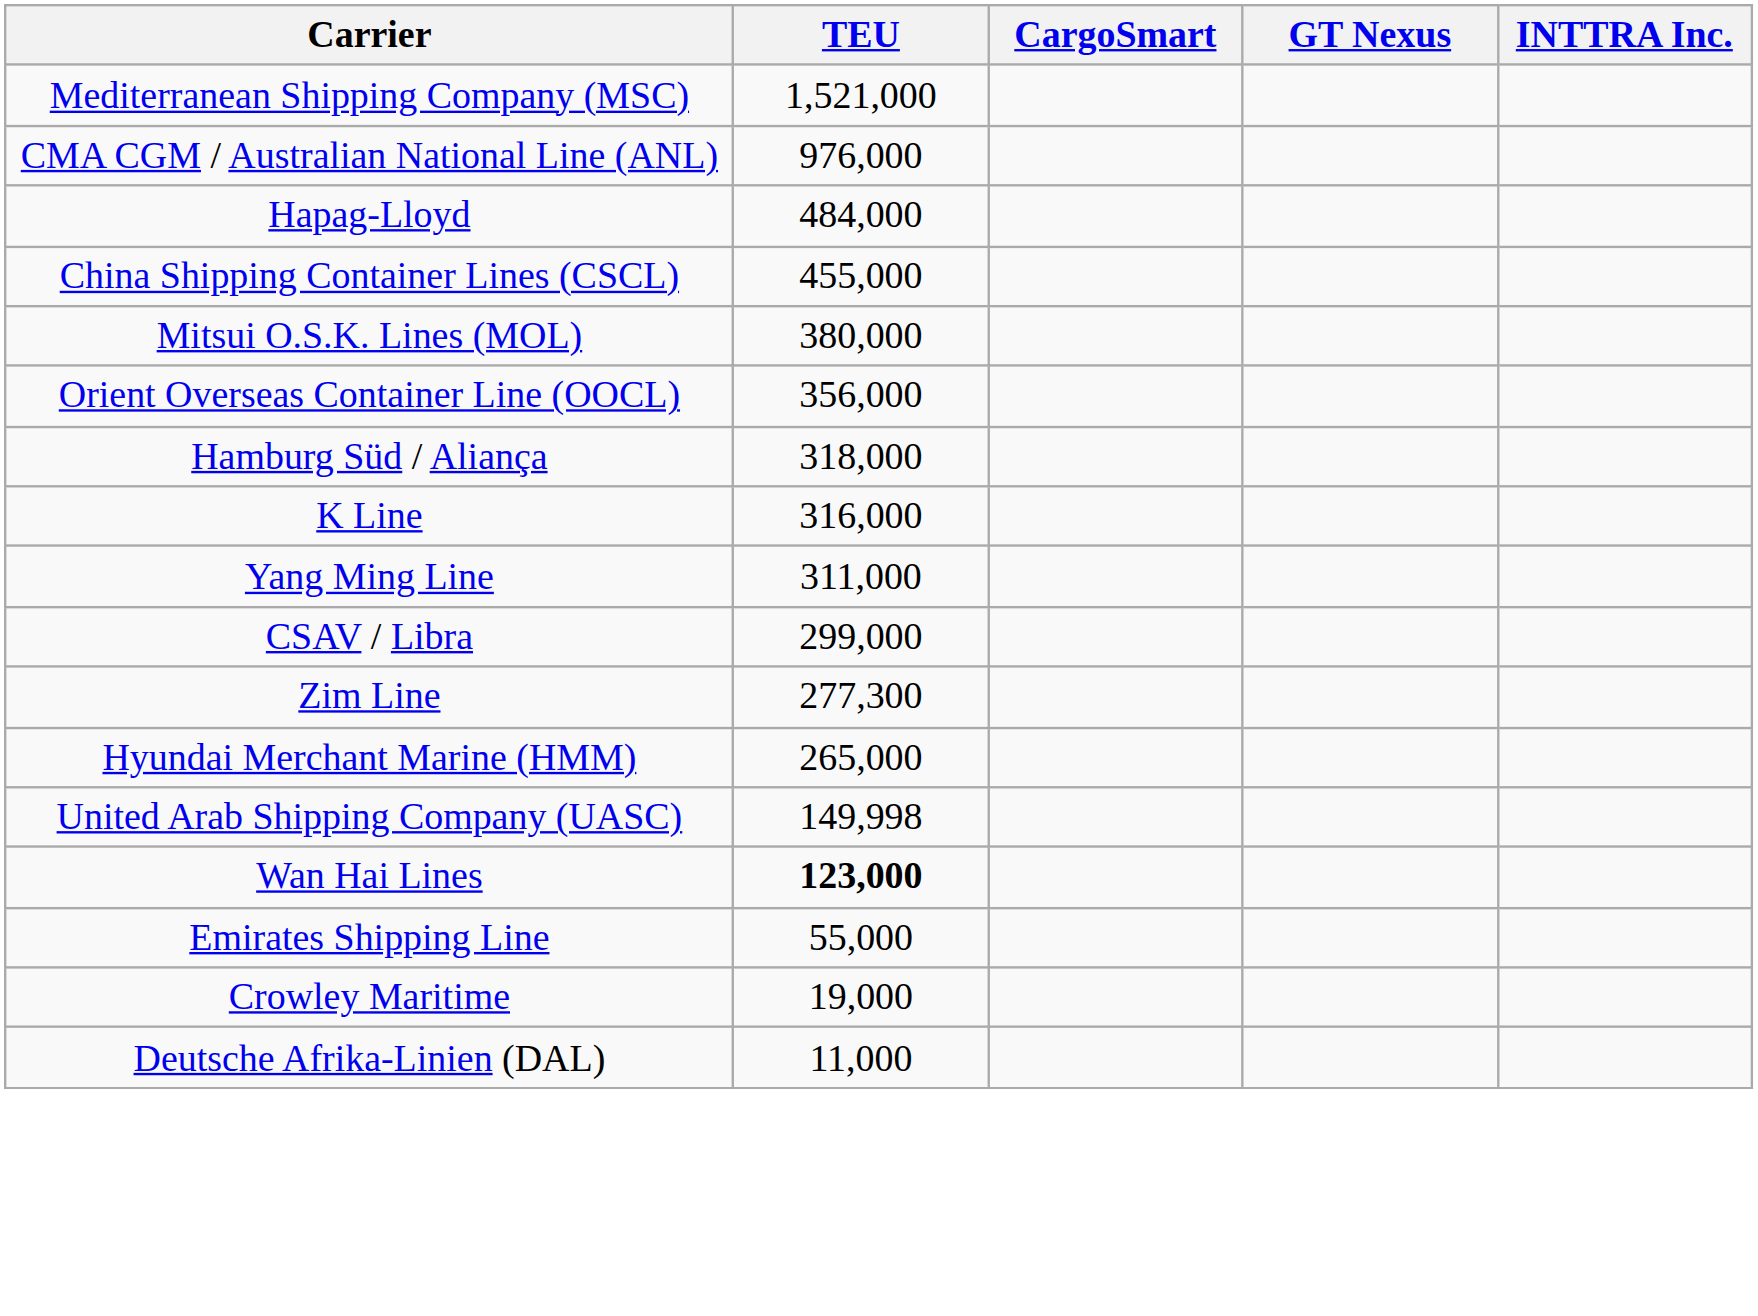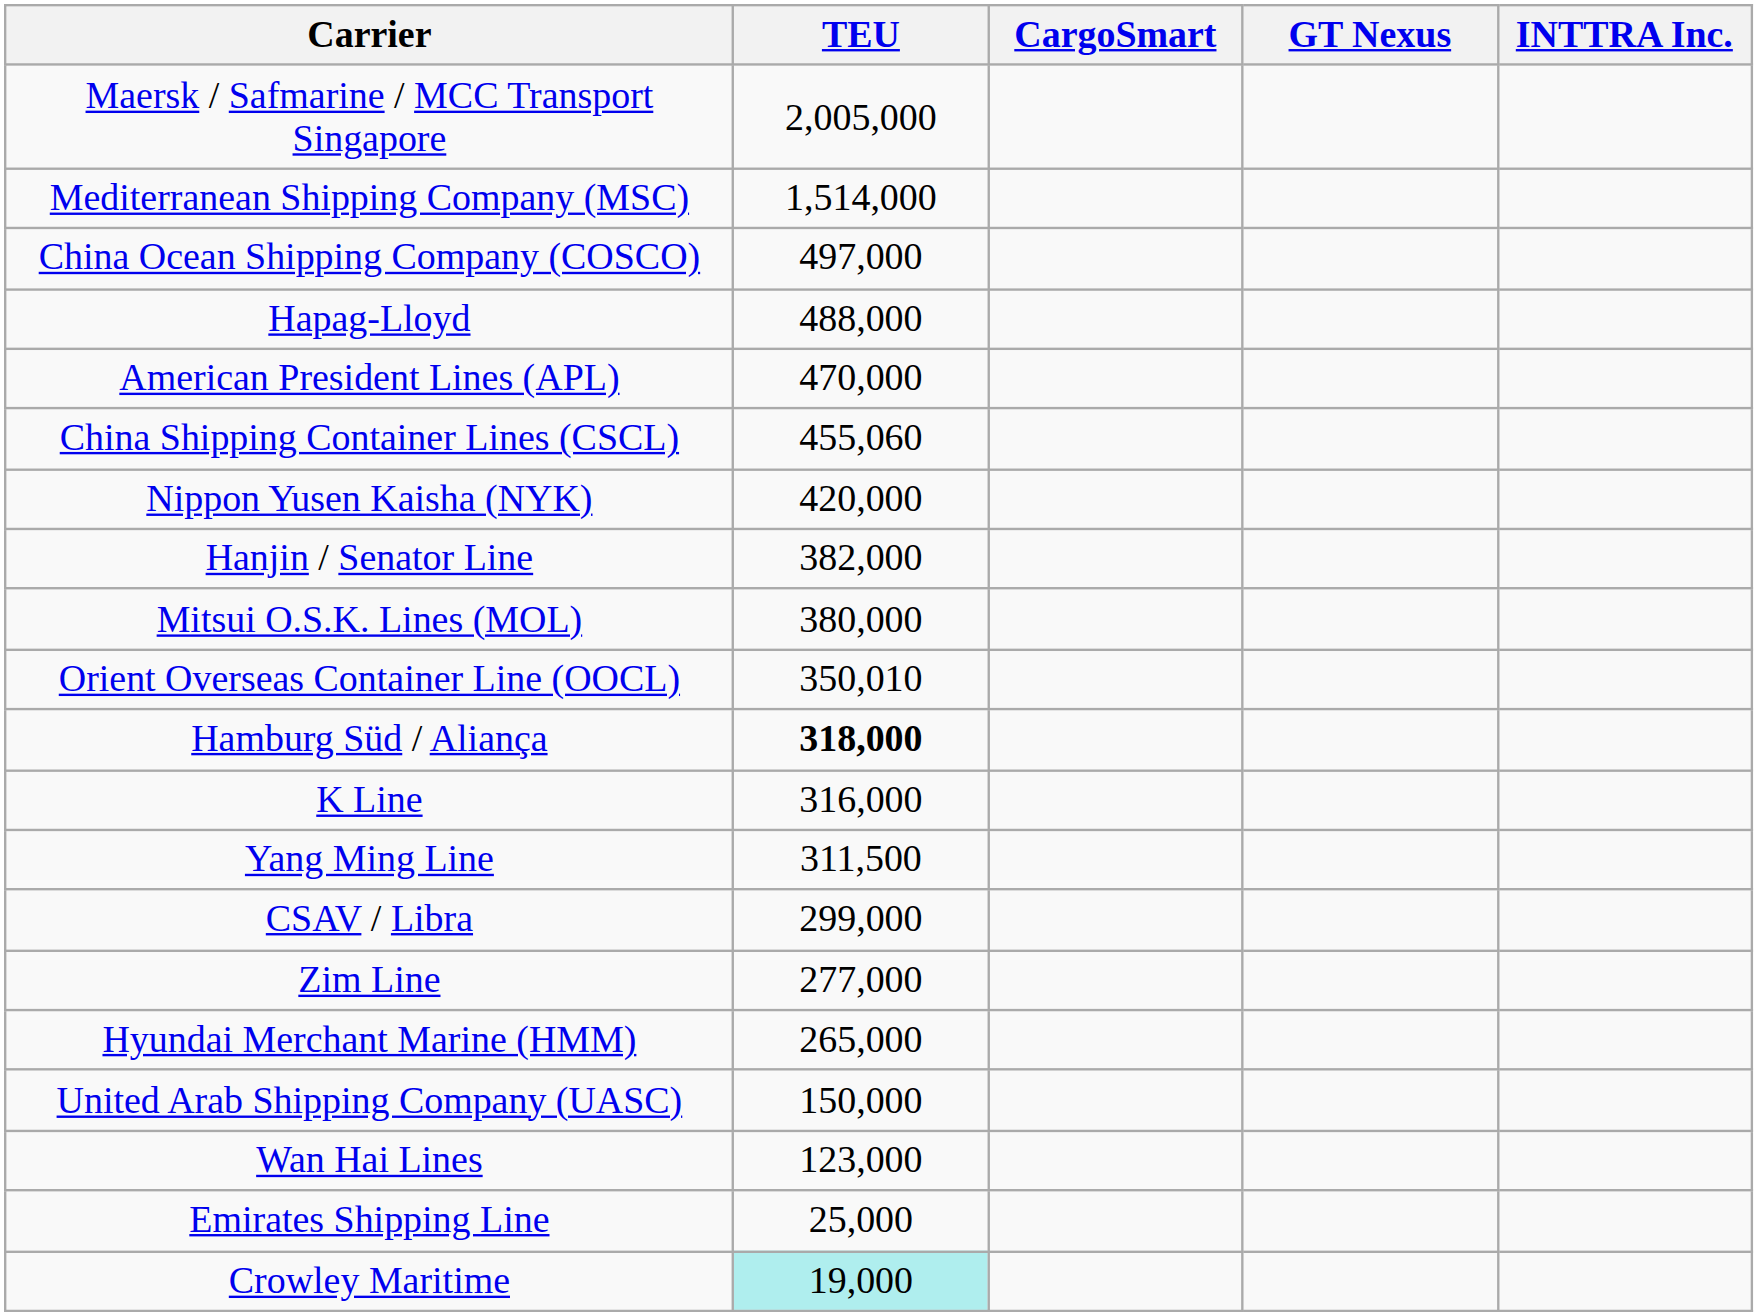+ row: (369, 116)
(861, 94) 1,521,000 -> (861, 197) 1,514,000
- row: (369, 154)
+ row: (369, 257)
(861, 214) 484,000 -> (861, 317) 488,000
+ row: (369, 377)
(861, 275) 455,000 -> (861, 438) 455,060
+ row: (369, 498)
+ row: (369, 558)
(861, 395) 356,000 -> (861, 678) 350,010
(861, 455) normal -> (861, 738) bold
(861, 575) 311,000 -> (861, 859) 311,500
(861, 696) 277,300 -> (861, 979) 277,000
(861, 816) 149,998 -> (861, 1099) 150,000
(861, 876) bold -> (861, 1159) normal
(861, 936) 55,000 -> (861, 1219) 25,000
(861, 996) no background -> (861, 1280) paleturquoise background
- row: (369, 1056)
